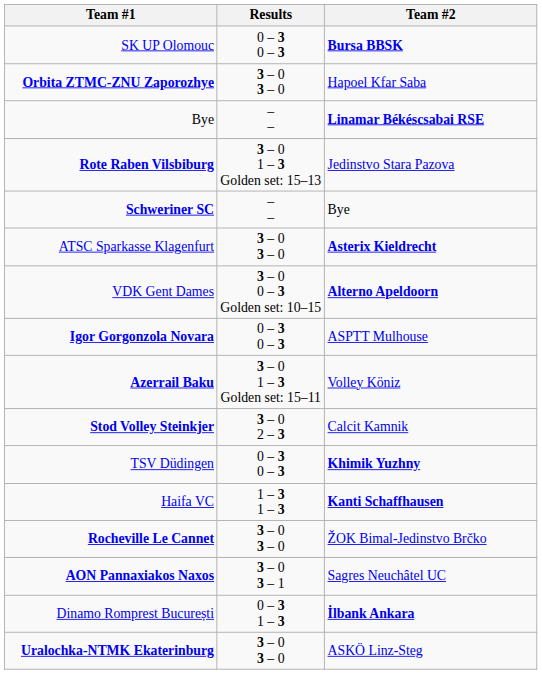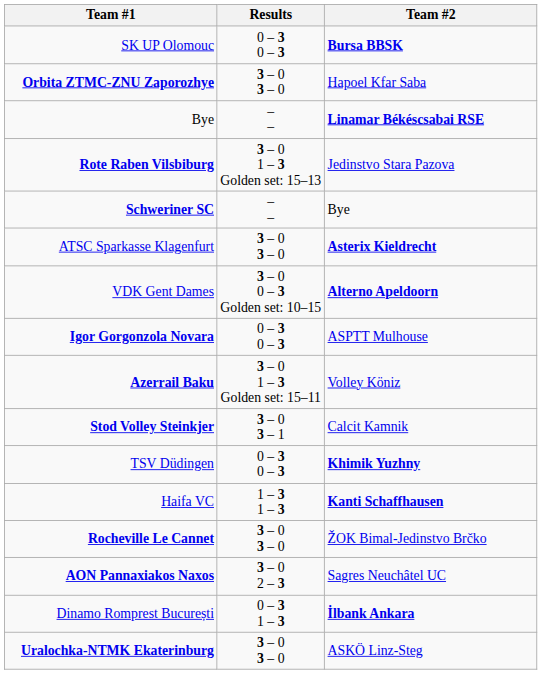(271, 427) 3 – 0 2 – 3 -> (271, 427) 3 – 0 3 – 1
(271, 576) 3 – 0 3 – 1 -> (271, 576) 3 – 0 2 – 3
